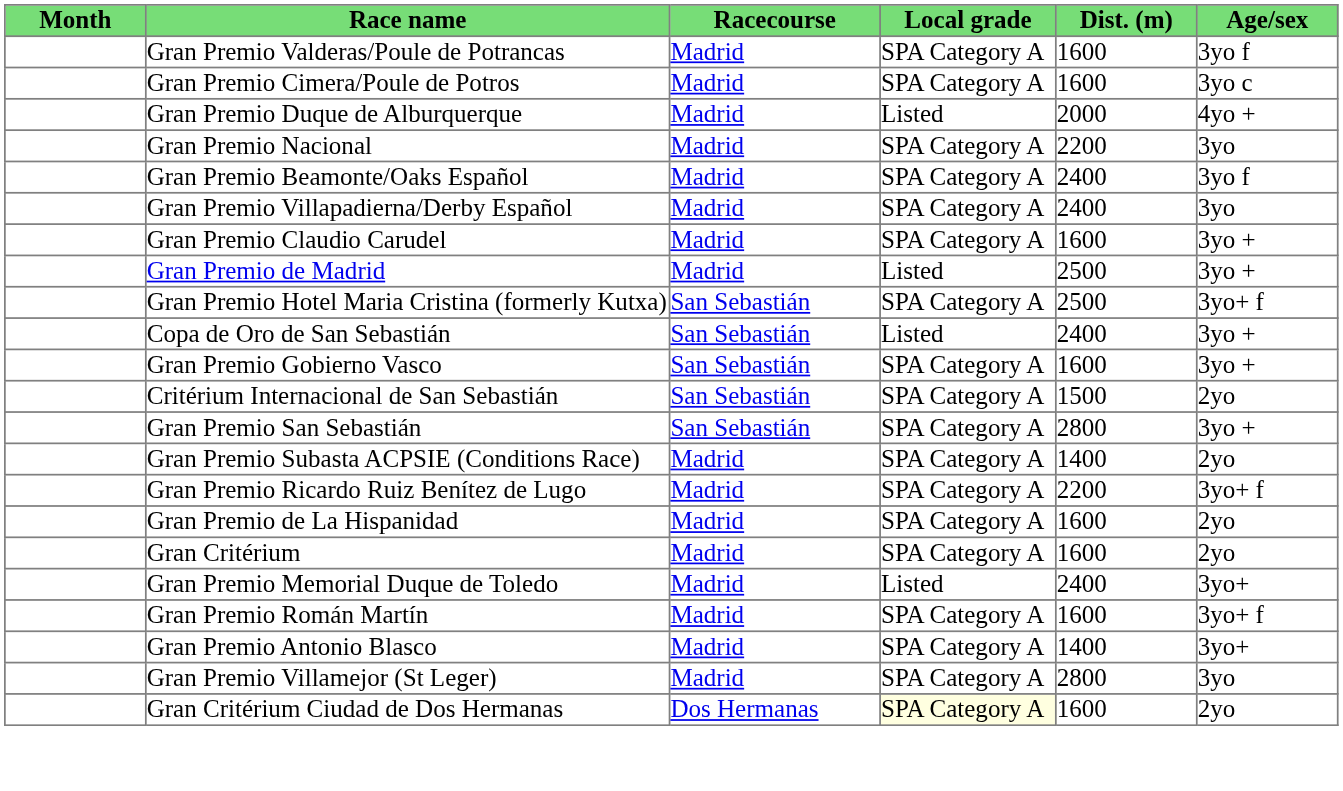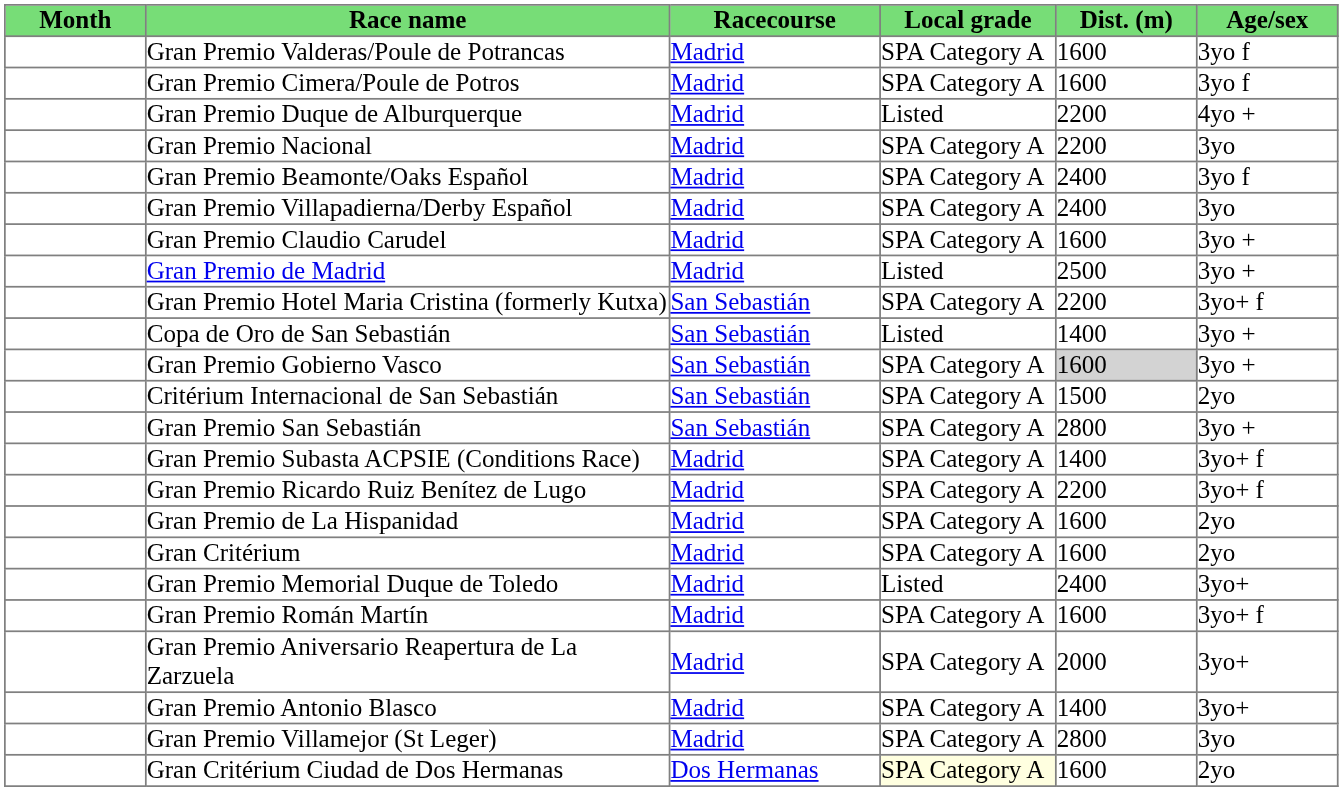(1225, 82) 3yo c -> (1224, 82) 3yo f
(1082, 114) 2000 -> (1082, 114) 2200
(1082, 302) 2500 -> (1082, 302) 2200
(1082, 333) 2400 -> (1082, 333) 1400
(1082, 364) no background -> (1082, 364) lightgrey background
(1216, 458) 2yo -> (1231, 458) 3yo+ f
+ row: (362, 661)
